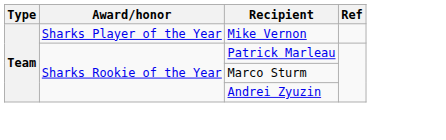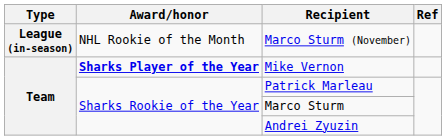+ row: (338, 41)
(132, 34) normal -> (169, 67) bold
